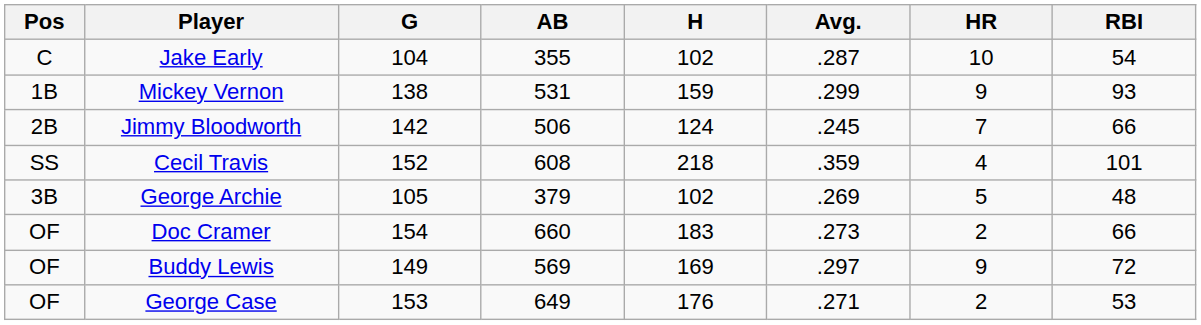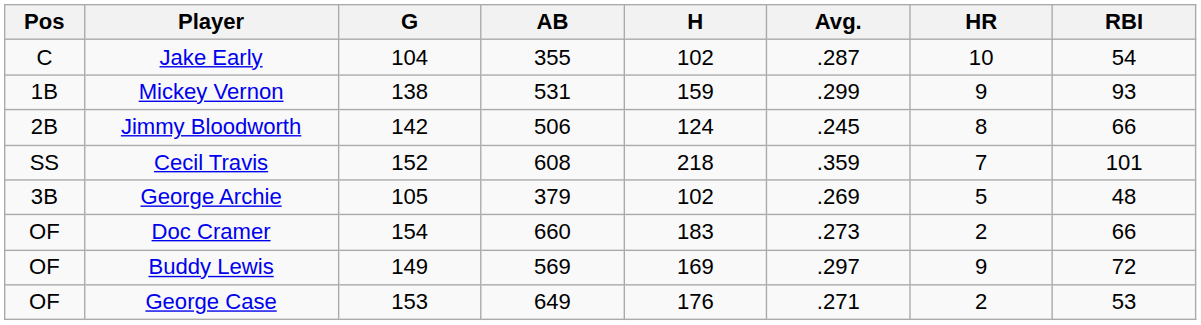(981, 127) 7 -> (981, 127) 8
(981, 162) 4 -> (981, 162) 7
